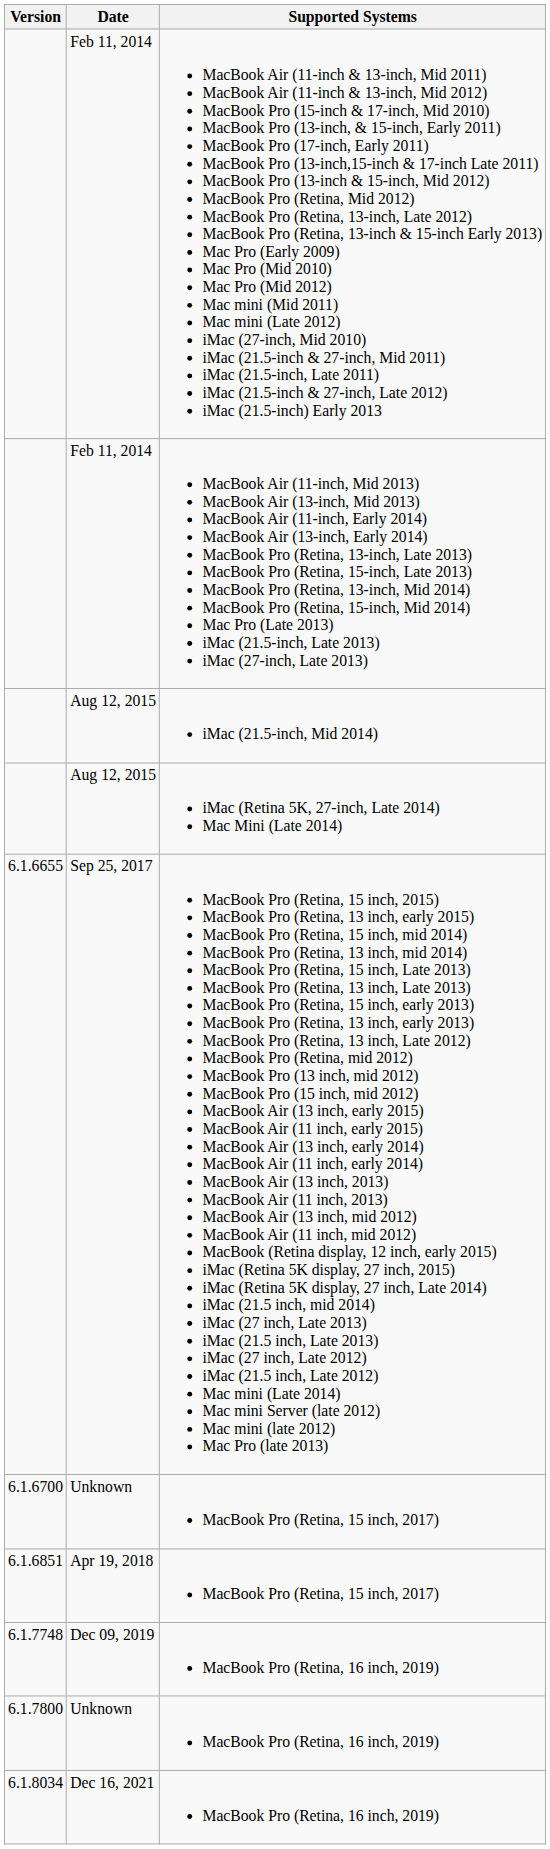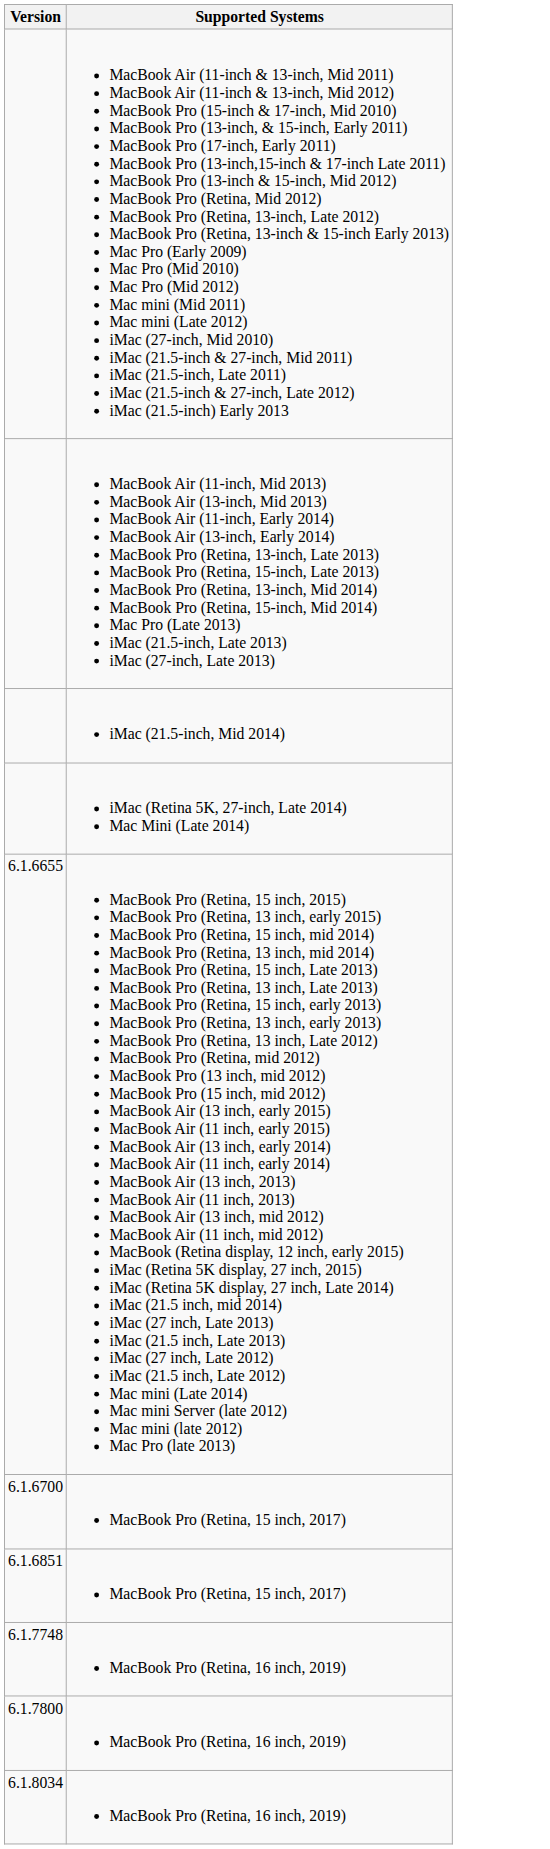- column: (113, 16)
